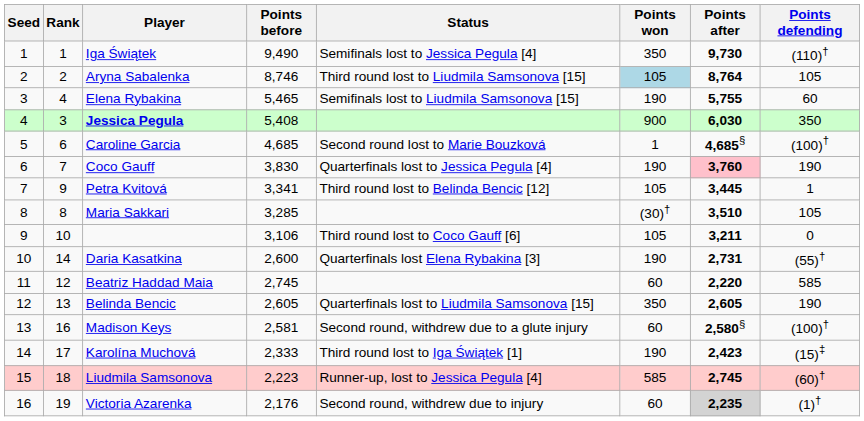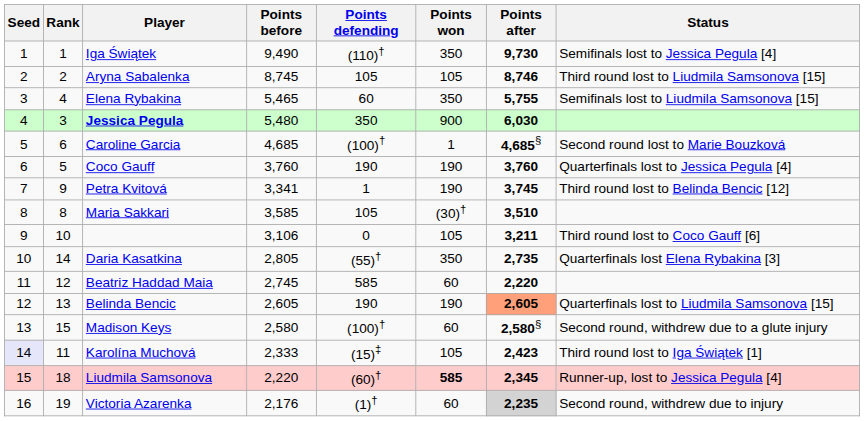columns swapped: (810, 22) <-> (468, 22)
(281, 77) 8,746 -> (281, 77) 8,745
(655, 77) lightblue background -> (451, 77) no background
(725, 77) 8,764 -> (521, 77) 8,746
(655, 98) 190 -> (451, 98) 350
(281, 120) 5,408 -> (281, 120) 5,480
(63, 167) 7 -> (63, 167) 5
(281, 167) 3,830 -> (281, 167) 3,760
(725, 167) pink background -> (521, 167) no background
(655, 188) 105 -> (451, 188) 190
(725, 188) 3,445 -> (521, 188) 3,745
(281, 212) 3,285 -> (281, 212) 3,585
(281, 259) 2,600 -> (281, 259) 2,805
(655, 259) 190 -> (451, 259) 350
(725, 259) 2,731 -> (521, 259) 2,735
(655, 304) 350 -> (451, 304) 190
(725, 304) no background -> (521, 304) lightsalmon background
(63, 327) 16 -> (63, 327) 15
(281, 327) 2,581 -> (281, 327) 2,580
(24, 352) no background -> (24, 352) lavender background
(63, 352) 17 -> (63, 352) 11
(655, 352) 190 -> (451, 352) 105
(281, 378) 2,223 -> (281, 378) 2,220
(655, 378) normal -> (451, 378) bold
(725, 378) 2,745 -> (521, 378) 2,345
